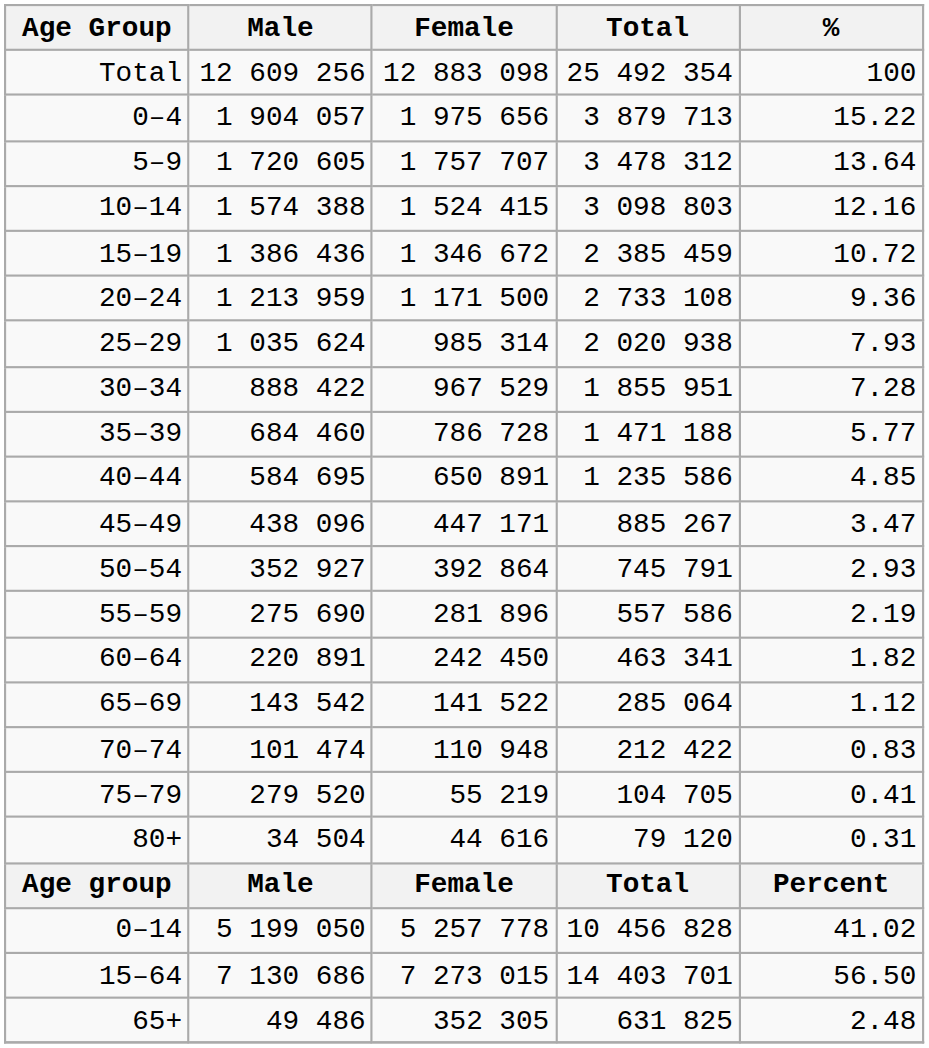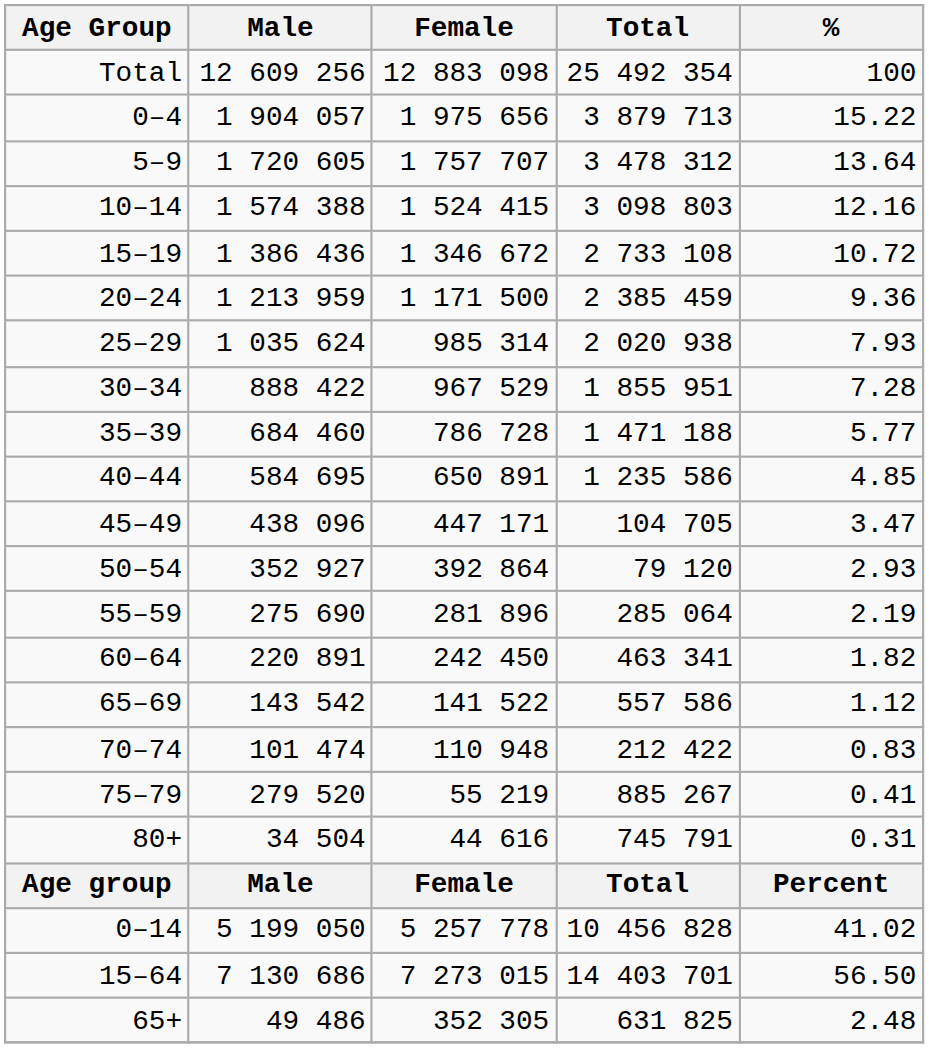(658, 253) 2 385 459 -> (658, 253) 2 733 108
(658, 298) 2 733 108 -> (658, 298) 2 385 459
(675, 524) 885 267 -> (675, 524) 104 705
(675, 569) 745 791 -> (683, 569) 79 120
(675, 614) 557 586 -> (675, 614) 285 064
(675, 705) 285 064 -> (675, 705) 557 586
(675, 795) 104 705 -> (675, 795) 885 267
(683, 840) 79 120 -> (675, 840) 745 791
